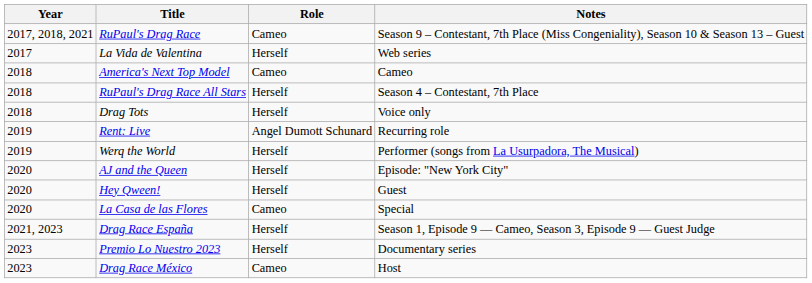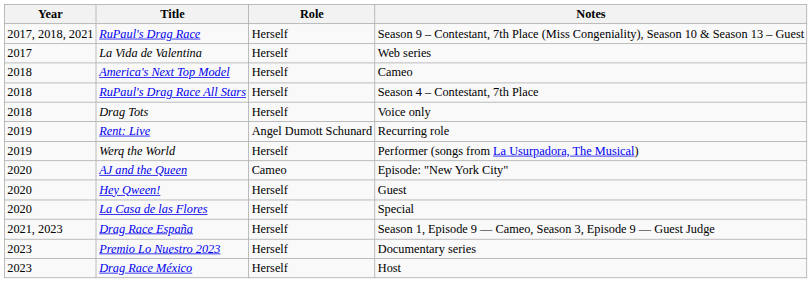(269, 33) Cameo -> (270, 33) Herself
(269, 72) Cameo -> (270, 72) Herself
(270, 170) Herself -> (269, 170) Cameo
(269, 209) Cameo -> (270, 209) Herself
(269, 268) Cameo -> (270, 268) Herself
